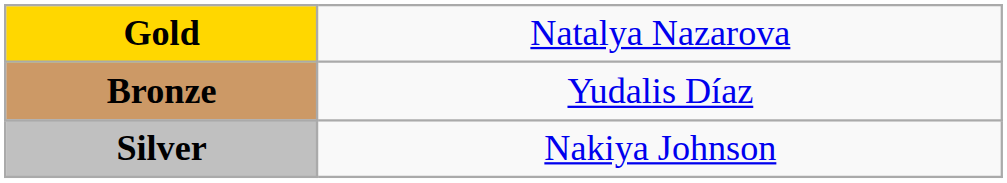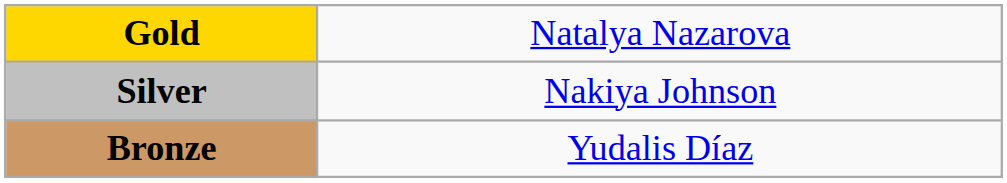rows swapped: (162, 147) <-> (162, 90)
